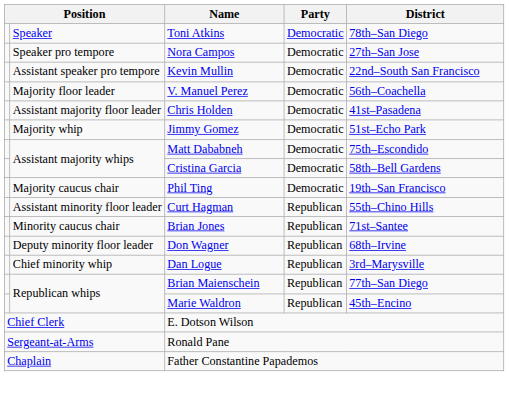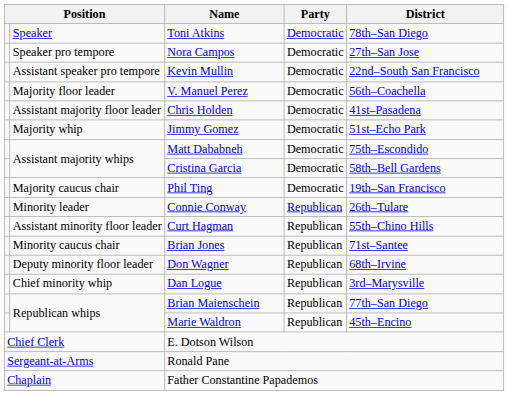+ row: (207, 206)
